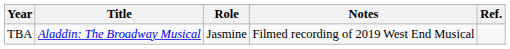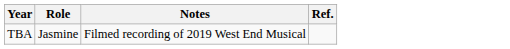- column: (119, 14)
